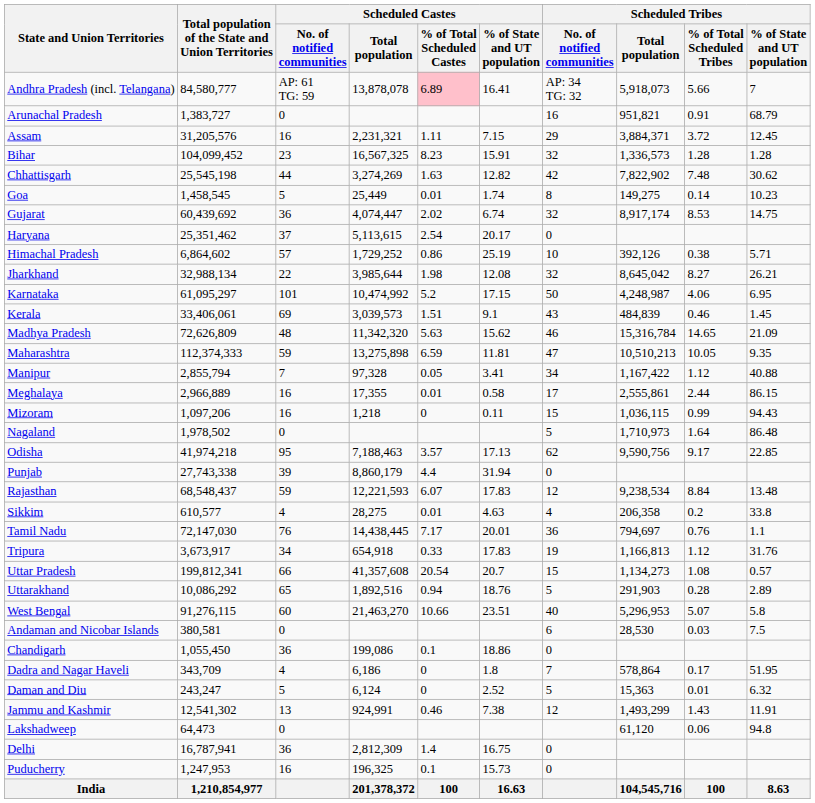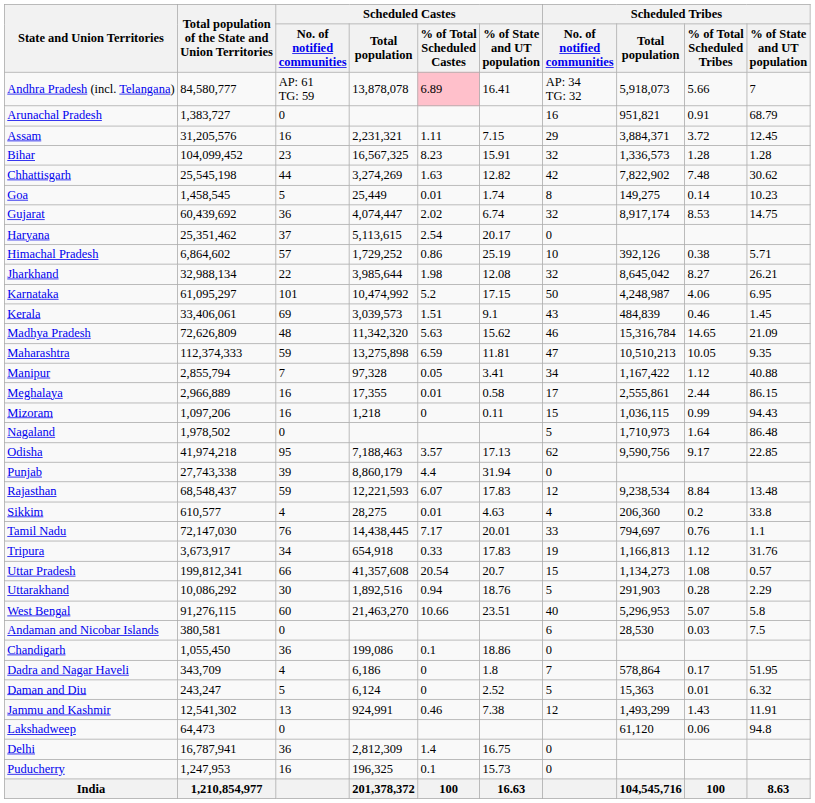(640, 511) 206,358 -> (640, 511) 206,360
(552, 531) 36 -> (552, 531) 33
(285, 590) 65 -> (285, 590) 30
(760, 590) 2.89 -> (760, 590) 2.29
